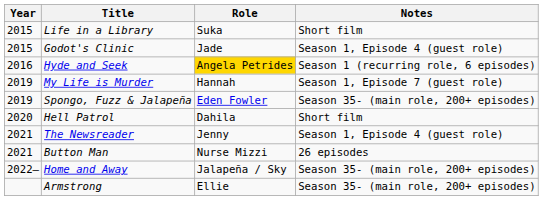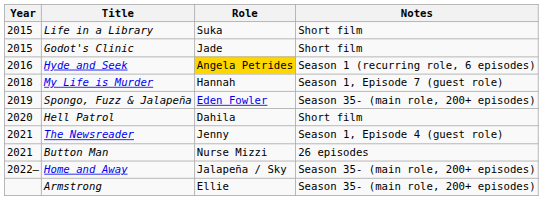(401, 48) Season 1, Episode 4 (guest role) -> (330, 48) Short film
(20, 83) 2019 -> (20, 83) 2018
